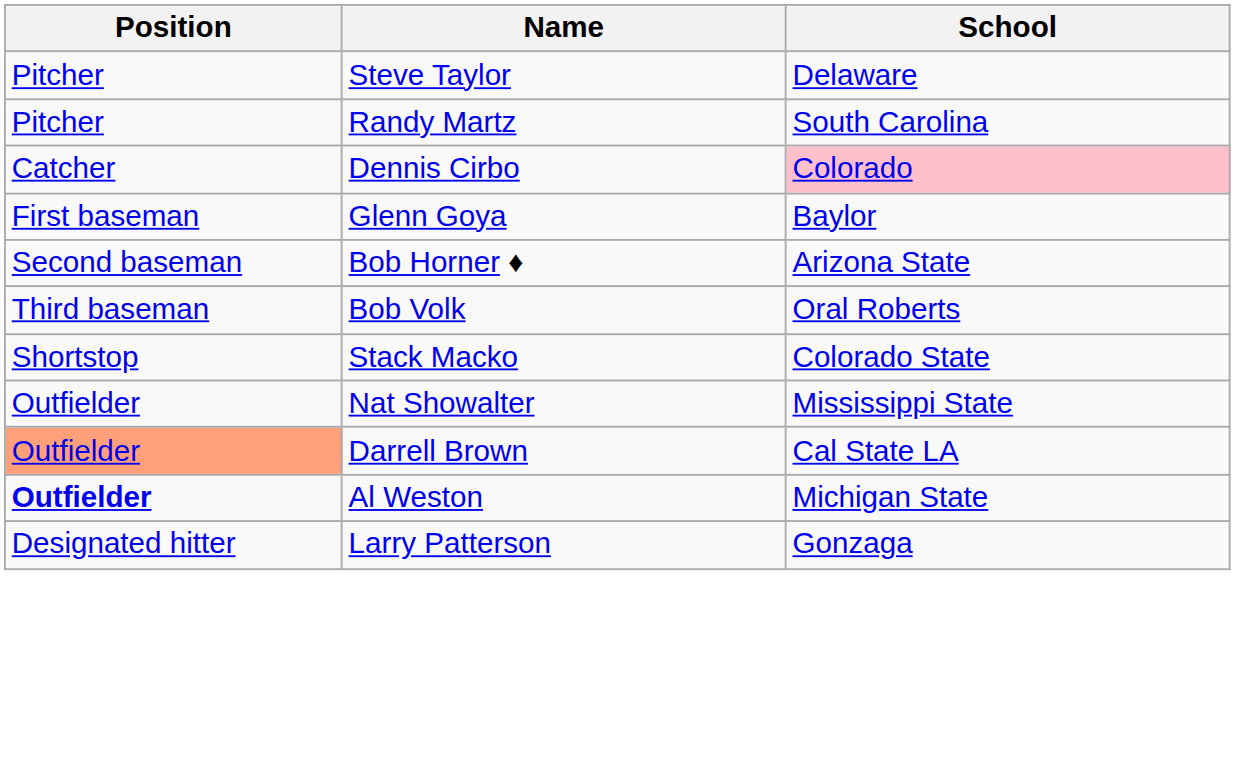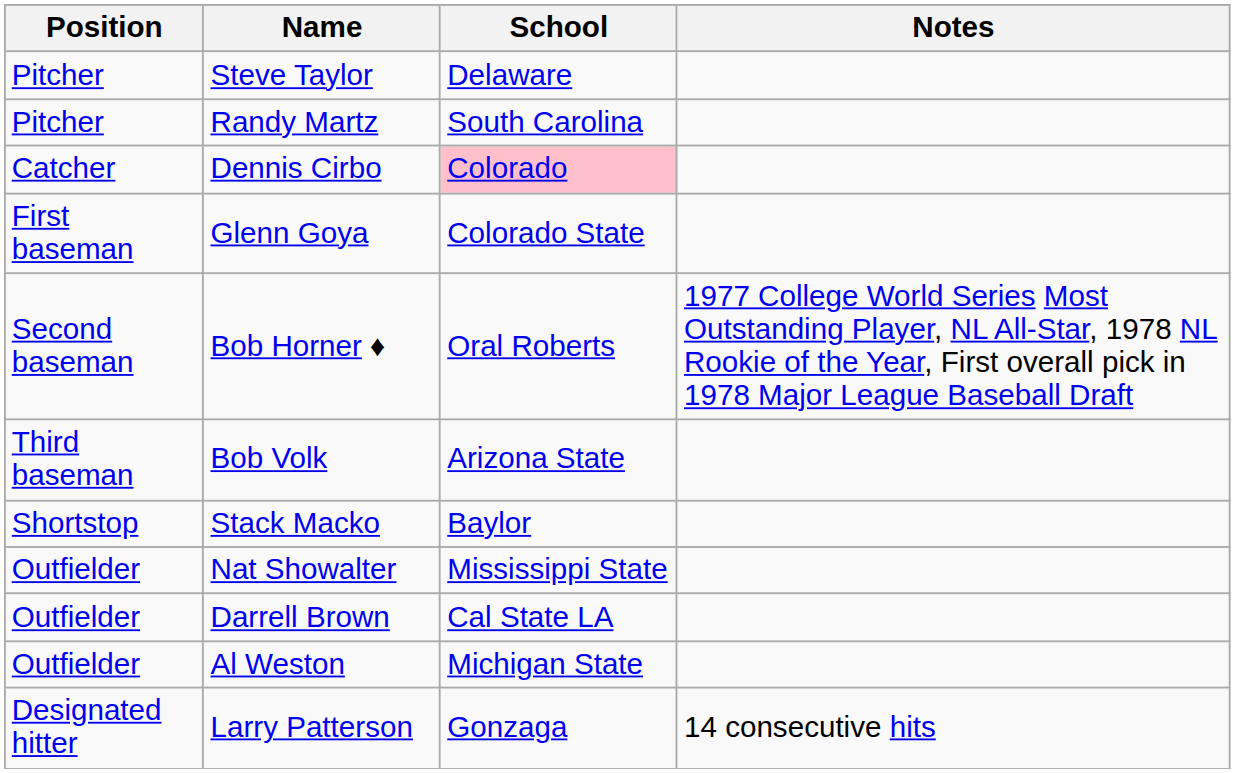+ column: (953, 27)
(834, 215) Baylor -> (546, 232) Colorado State
(881, 262) Arizona State -> (531, 345) Oral Roberts
(876, 309) Oral Roberts -> (536, 459) Arizona State
(891, 356) Colorado State -> (489, 523) Baylor
(76, 450) lightsalmon background -> (76, 616) no background
(82, 497) bold -> (76, 663) normal
